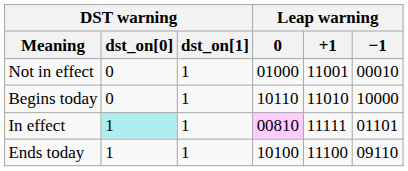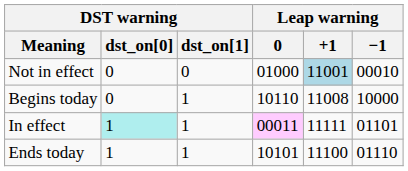(185, 71) 1 -> (185, 71) 0
(328, 71) no background -> (328, 71) lightblue background
(328, 98) 11010 -> (328, 98) 11008
(278, 125) 00810 -> (278, 125) 00011
(278, 152) 10100 -> (278, 152) 10101
(377, 152) 09110 -> (377, 152) 01110
